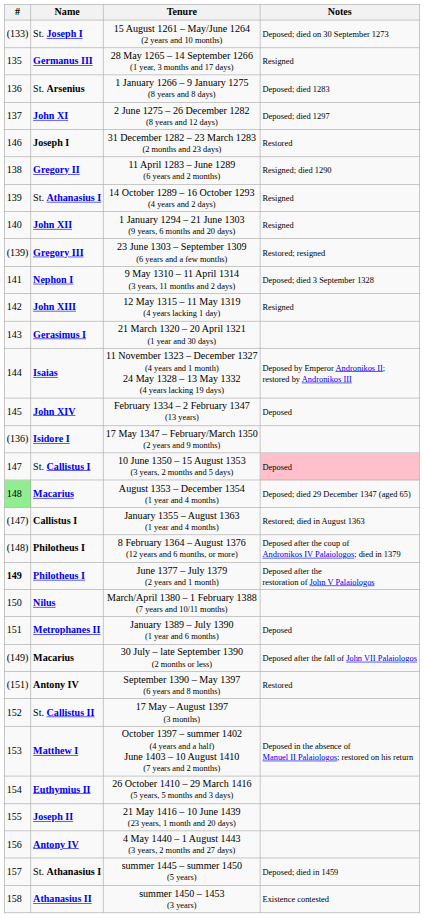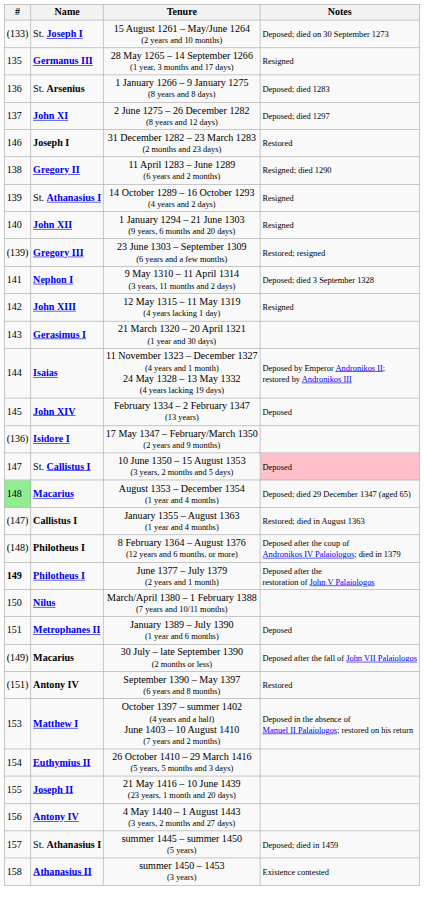- row: (182, 712)
